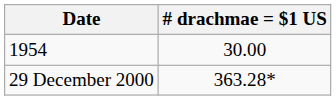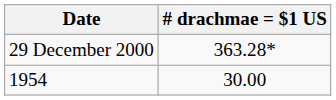rows swapped: (28, 49) <-> (81, 79)
